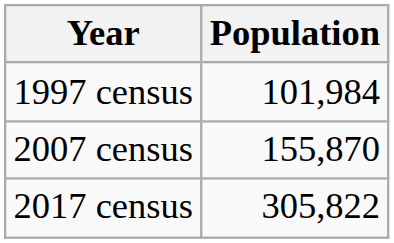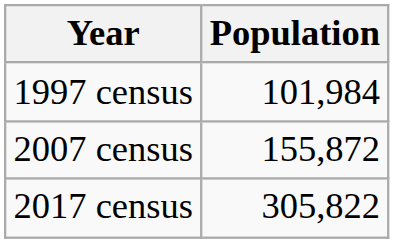(321, 149) 155,870 -> (321, 149) 155,872
